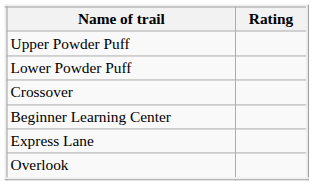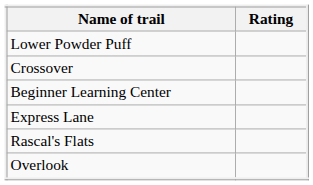- row: (70, 43)
+ row: (52, 140)
